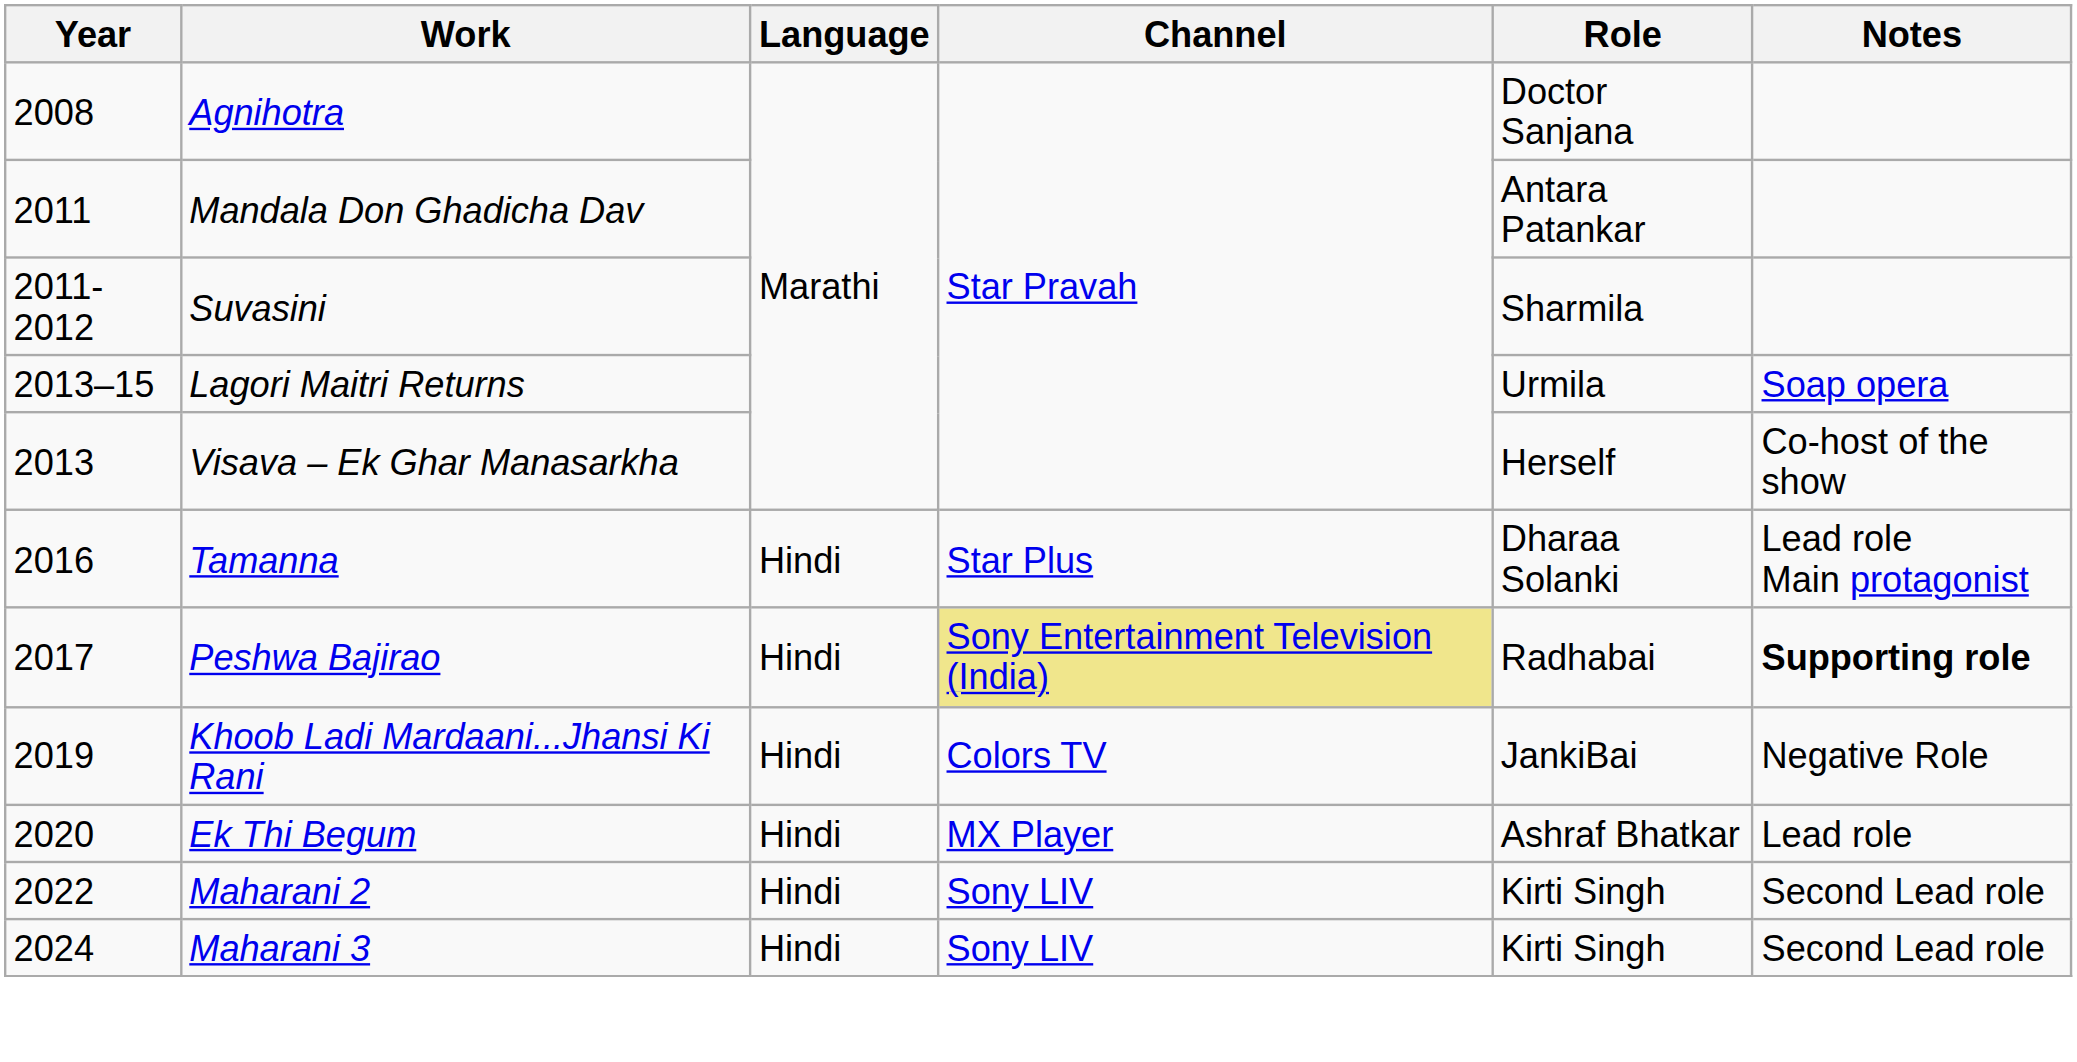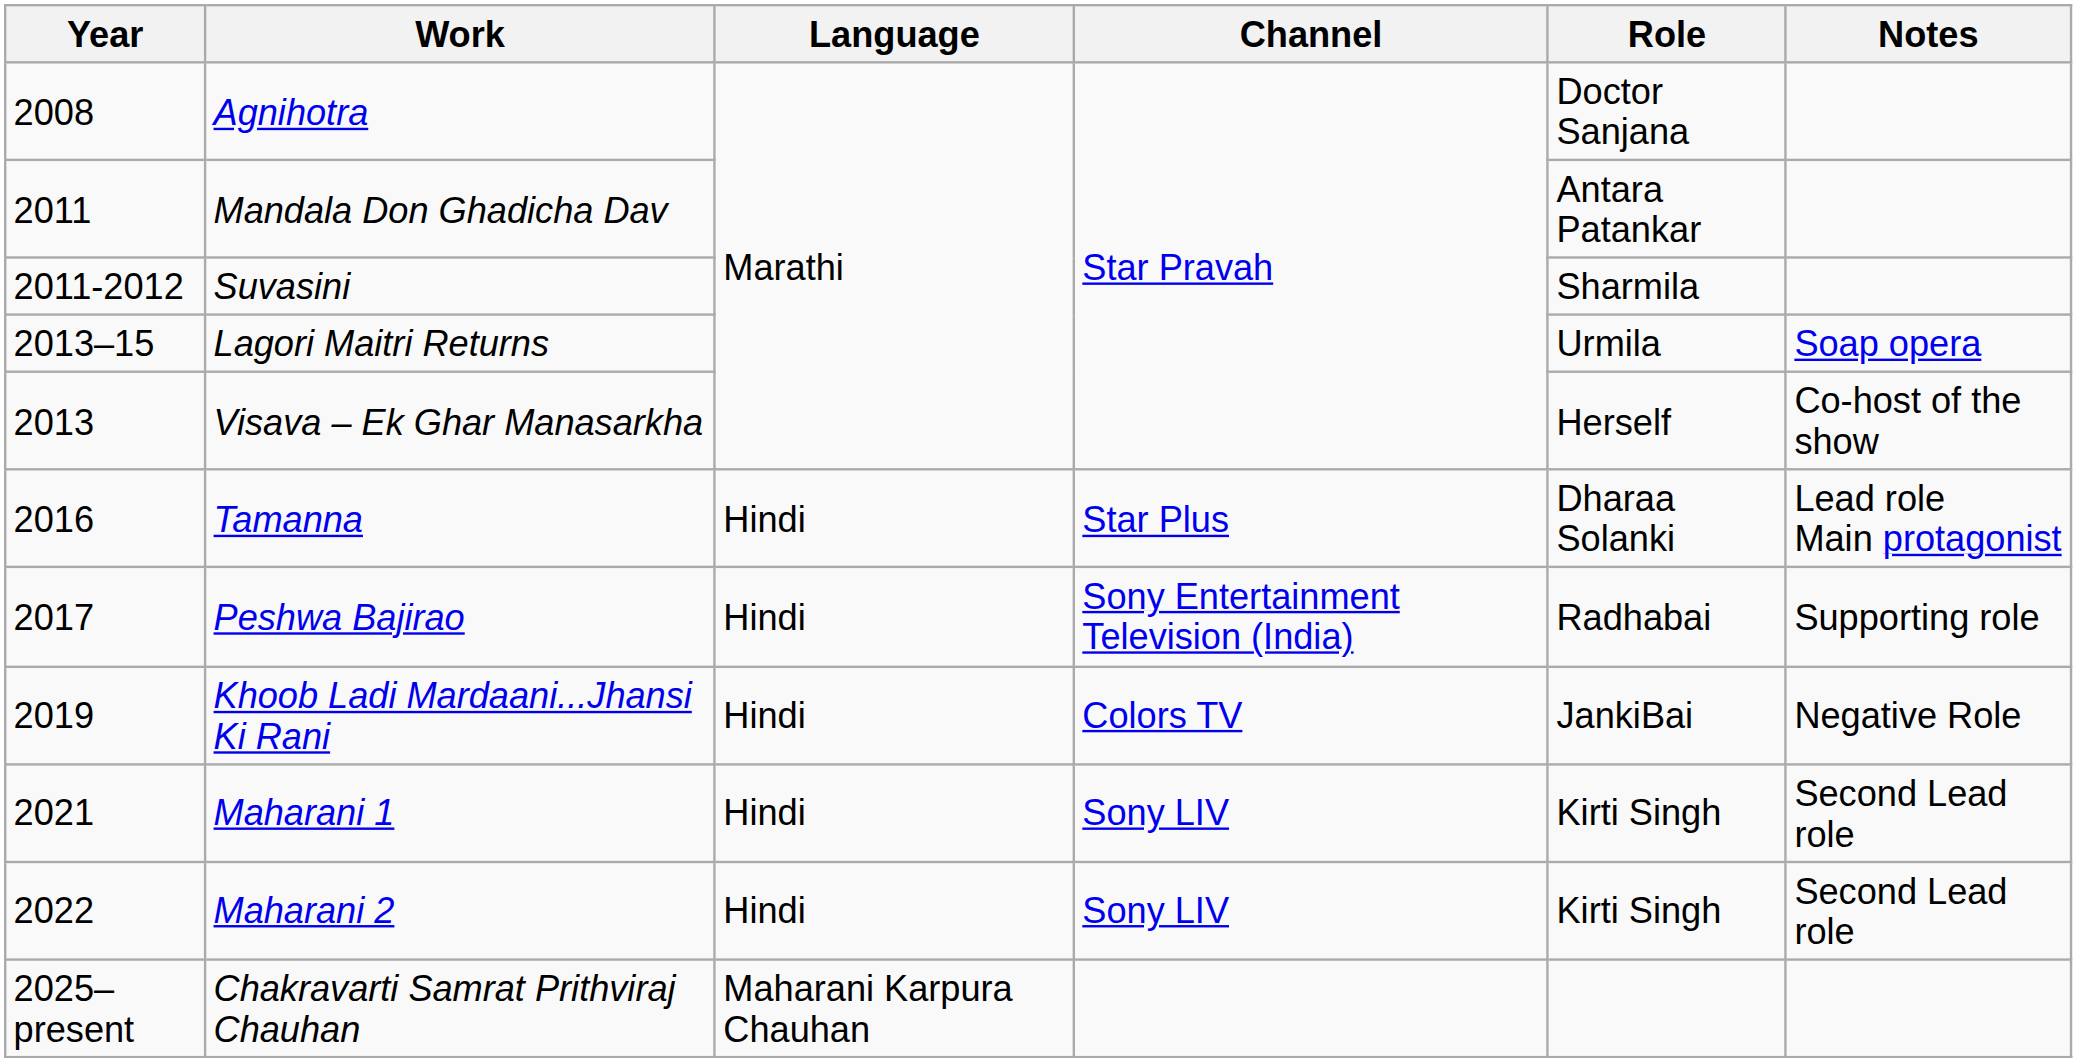(1189, 657) khaki background -> (1241, 617) no background
(1896, 657) bold -> (1917, 617) normal
- row: (303, 833)
+ row: (304, 812)
- row: (280, 947)
+ row: (445, 1008)
